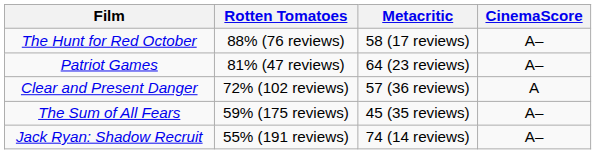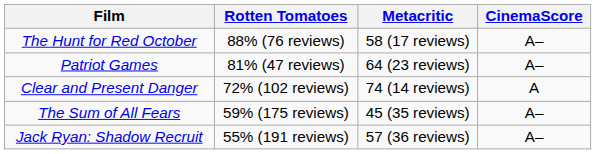(418, 88) 57 (36 reviews) -> (418, 88) 74 (14 reviews)
(418, 137) 74 (14 reviews) -> (418, 137) 57 (36 reviews)
